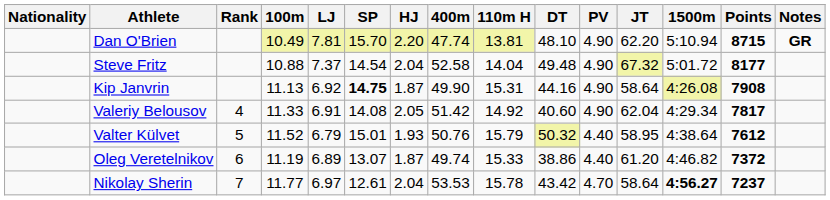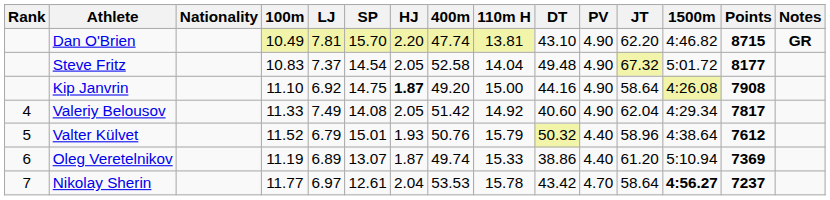columns swapped: (239, 16) <-> (47, 16)
(557, 40) 48.10 -> (557, 40) 43.10
(692, 40) 5:10.94 -> (692, 40) 4:46.82
(285, 64) 10.88 -> (285, 64) 10.83
(409, 64) 2.04 -> (409, 64) 2.05
(285, 88) 11.13 -> (285, 88) 11.10
(368, 88) bold -> (368, 88) normal
(409, 88) normal -> (409, 88) bold
(451, 88) 49.90 -> (451, 88) 49.20
(504, 88) 15.31 -> (504, 88) 15.00
(326, 111) 6.91 -> (326, 111) 7.49
(640, 135) 58.95 -> (640, 135) 58.96
(692, 159) 4:46.82 -> (692, 159) 5:10.94
(748, 159) 7372 -> (748, 159) 7369
